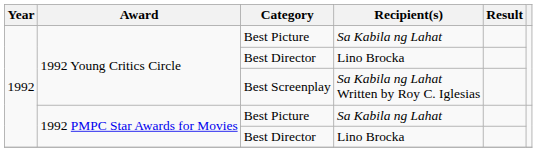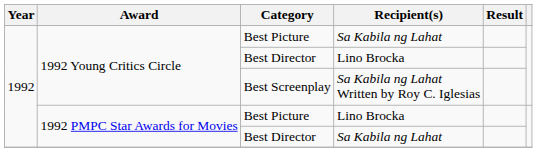(389, 115) Sa Kabila ng Lahat -> (371, 115) Lino Brocka
(371, 136) Lino Brocka -> (389, 136) Sa Kabila ng Lahat
